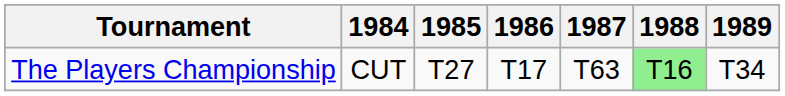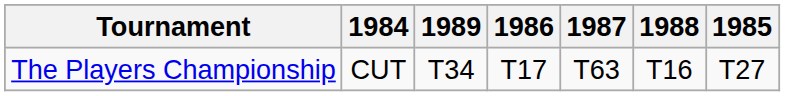columns swapped: (451, 26) <-> (742, 26)
(669, 69) lightgreen background -> (669, 69) no background
